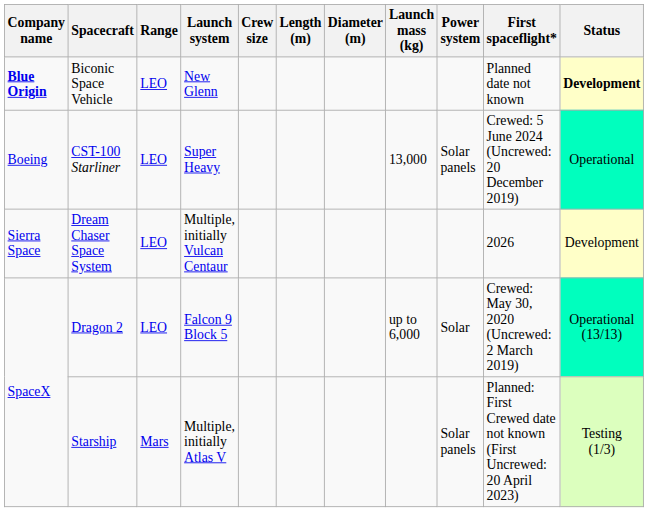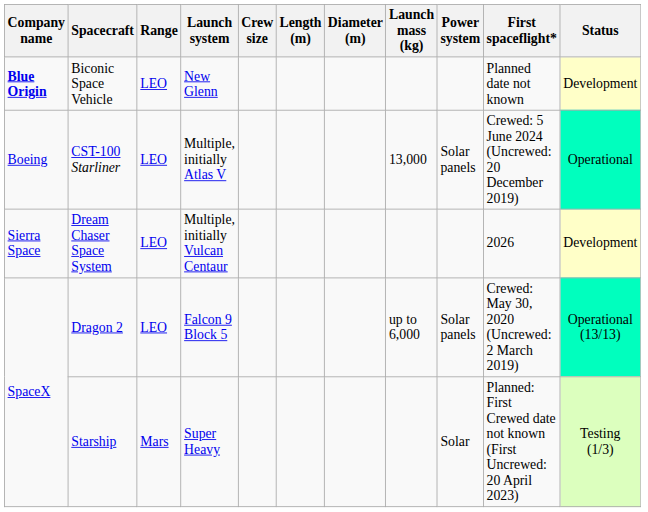(602, 83) bold -> (600, 83) normal
(202, 159) Super Heavy -> (210, 159) Multiple, initially Atlas V
(455, 327) Solar -> (458, 327) Solar panels
(210, 441) Multiple, initially Atlas V -> (202, 441) Super Heavy
(458, 441) Solar panels -> (455, 441) Solar
